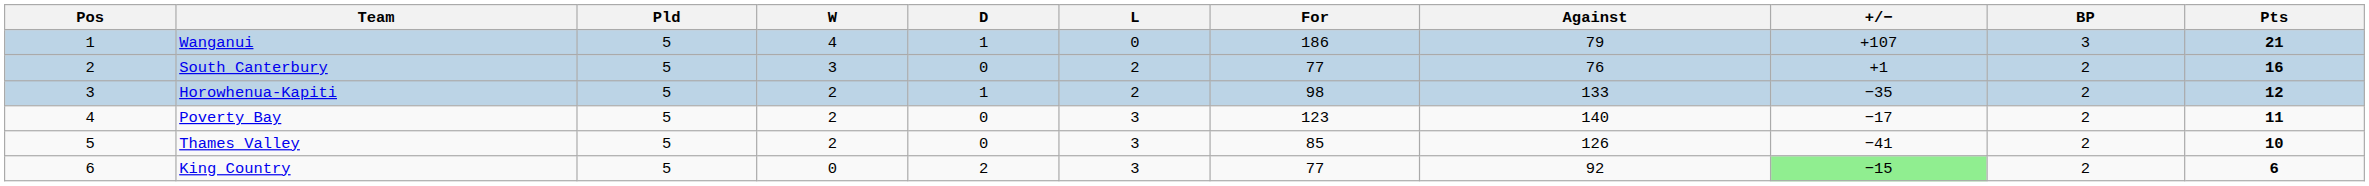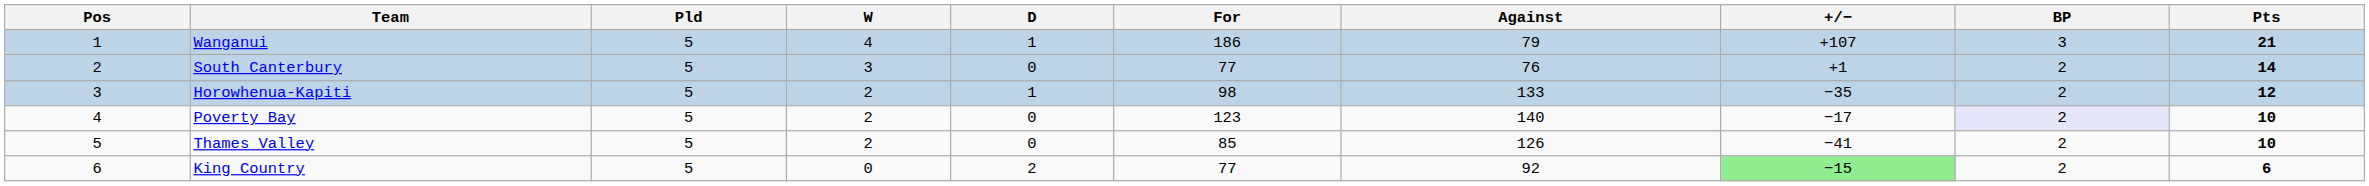- column: (1135, 17)
(2274, 68) 16 -> (2267, 68) 14
(2085, 118) no background -> (2062, 118) lavender background
(2274, 118) 11 -> (2267, 118) 10
